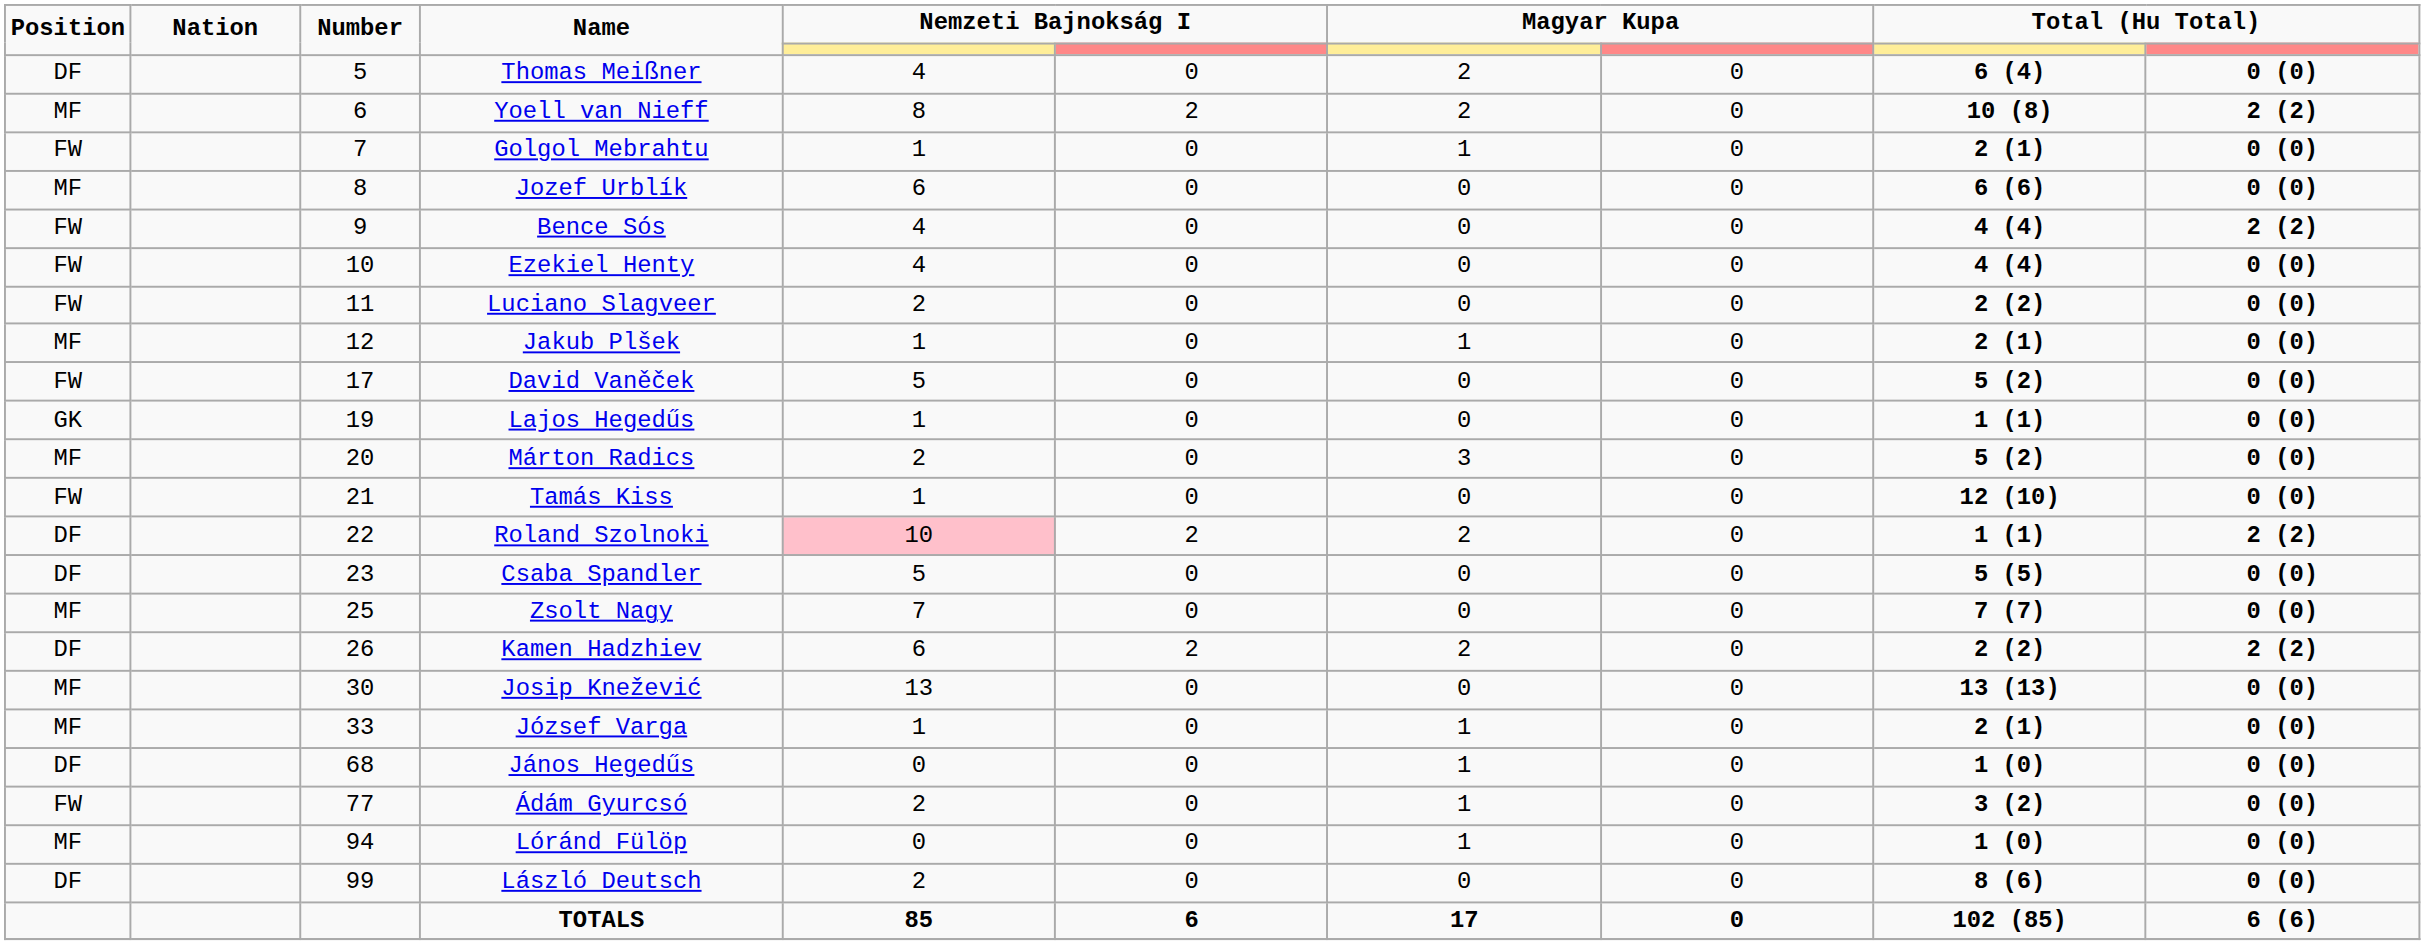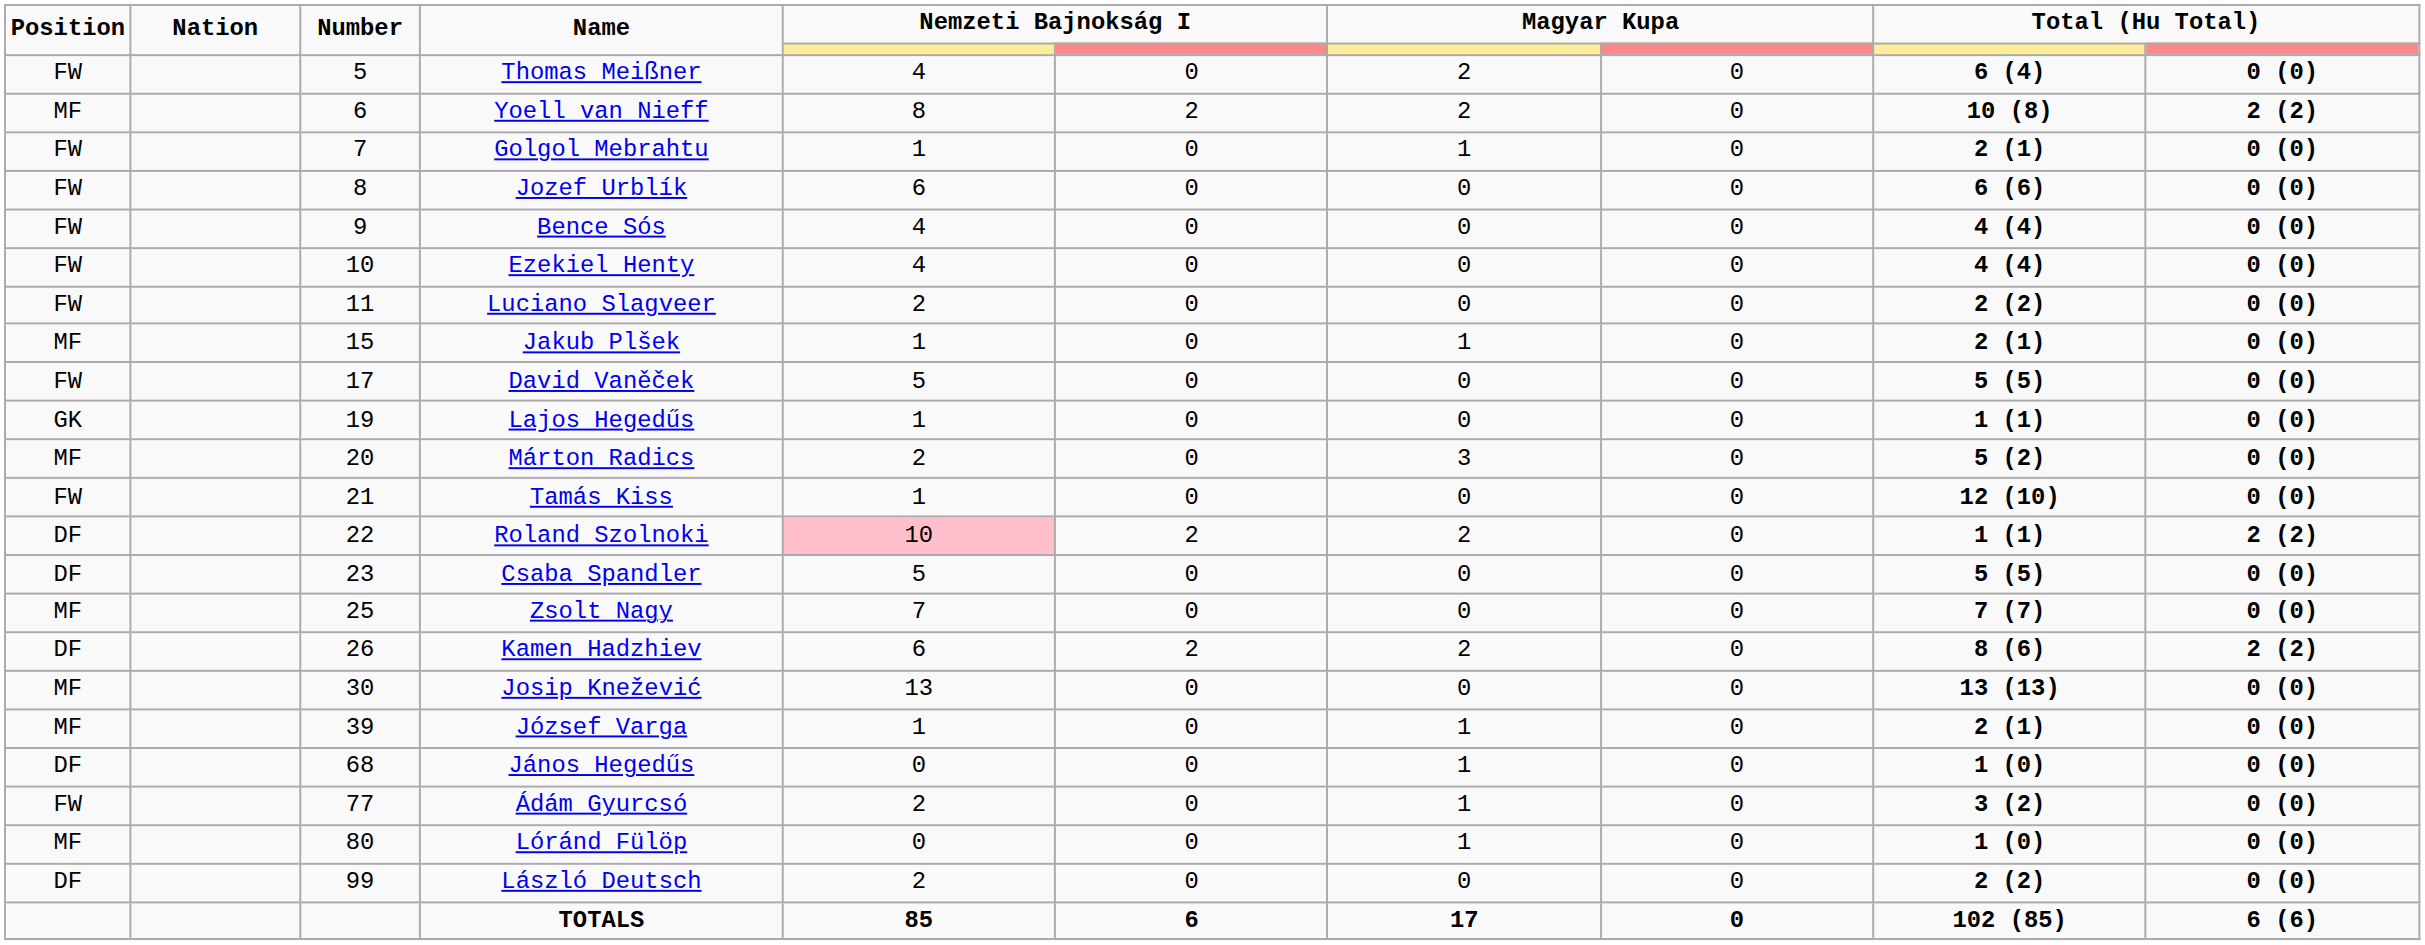(68, 74) DF -> (68, 74) FW
(68, 190) MF -> (68, 190) FW
(2282, 228) 2 (2) -> (2282, 228) 0 (0)
(360, 344) 12 -> (360, 344) 15
(2010, 382) 5 (2) -> (2010, 382) 5 (5)
(2010, 652) 2 (2) -> (2010, 652) 8 (6)
(360, 729) 33 -> (360, 729) 39
(360, 844) 94 -> (360, 844) 80
(2010, 883) 8 (6) -> (2010, 883) 2 (2)
